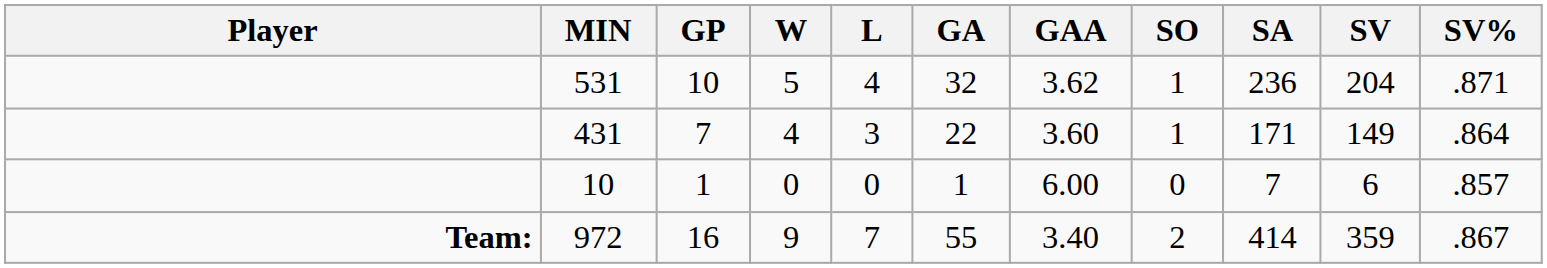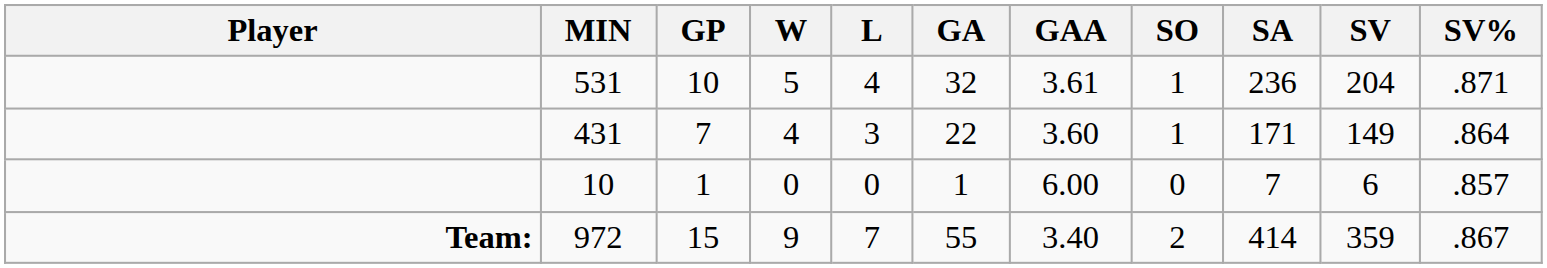(1071, 81) 3.62 -> (1071, 81) 3.61
(703, 236) 16 -> (703, 236) 15
